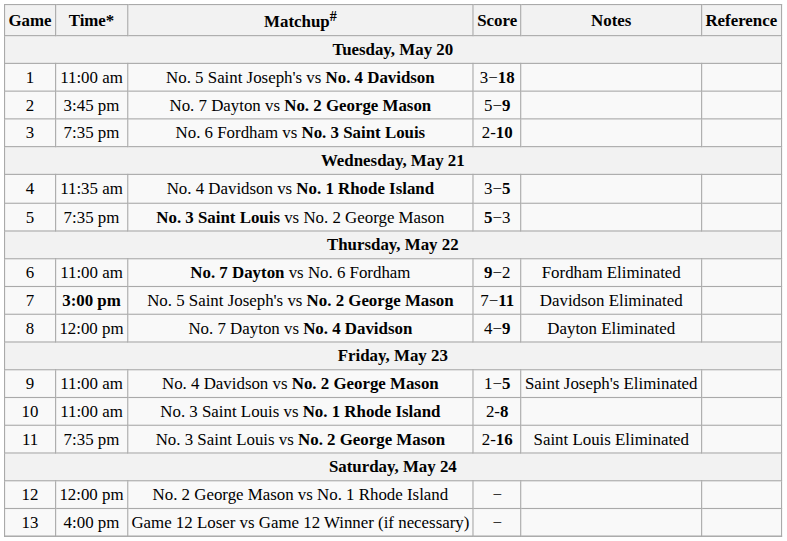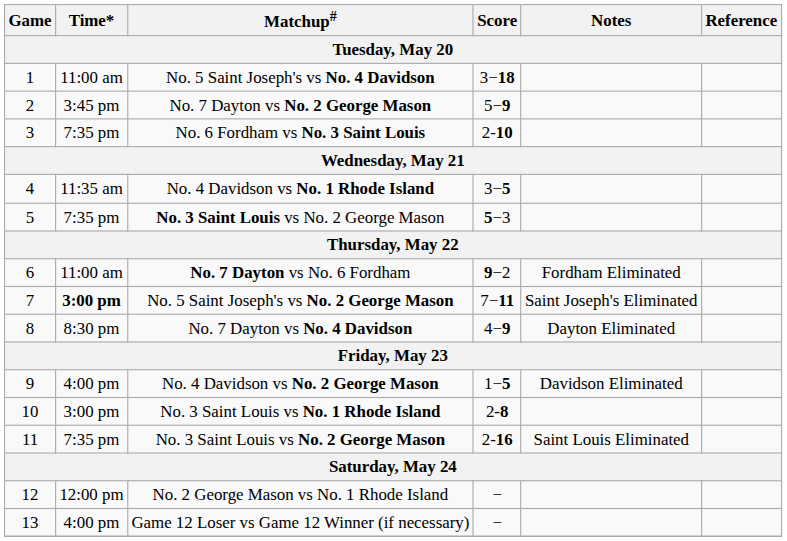(611, 300) Davidson Eliminated -> (611, 300) Saint Joseph's Eliminated
(91, 328) 12:00 pm -> (91, 328) 8:30 pm
(91, 383) 11:00 am -> (91, 383) 4:00 pm
(611, 383) Saint Joseph's Eliminated -> (611, 383) Davidson Eliminated
(91, 411) 11:00 am -> (91, 411) 3:00 pm
